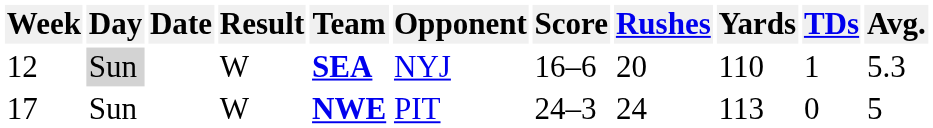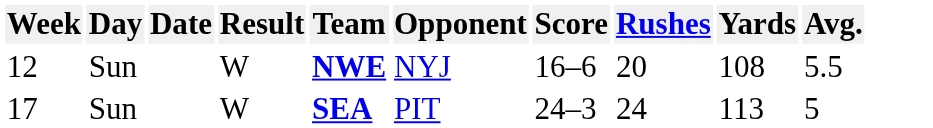- column: (832, 23)
(113, 66) lightgrey background -> (113, 66) no background
(342, 66) SEA -> (349, 66) NWE
(741, 66) 110 -> (742, 66) 108
(886, 66) 5.3 -> (823, 66) 5.5
(349, 109) NWE -> (342, 109) SEA
